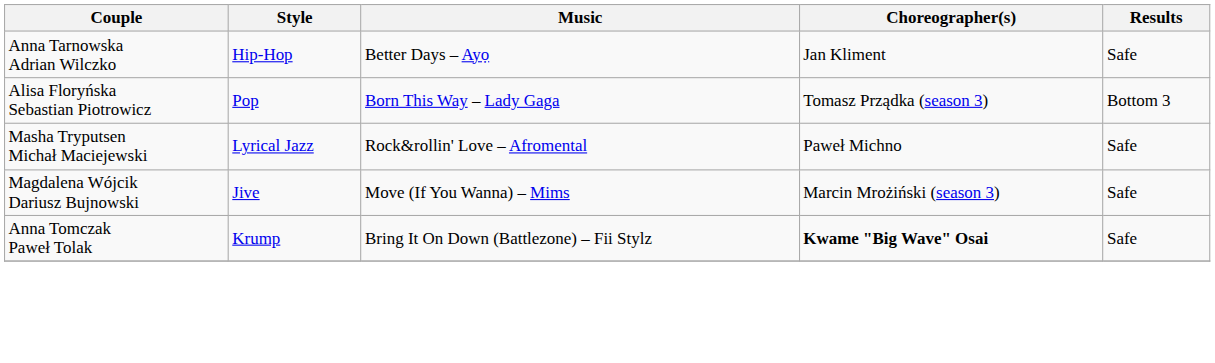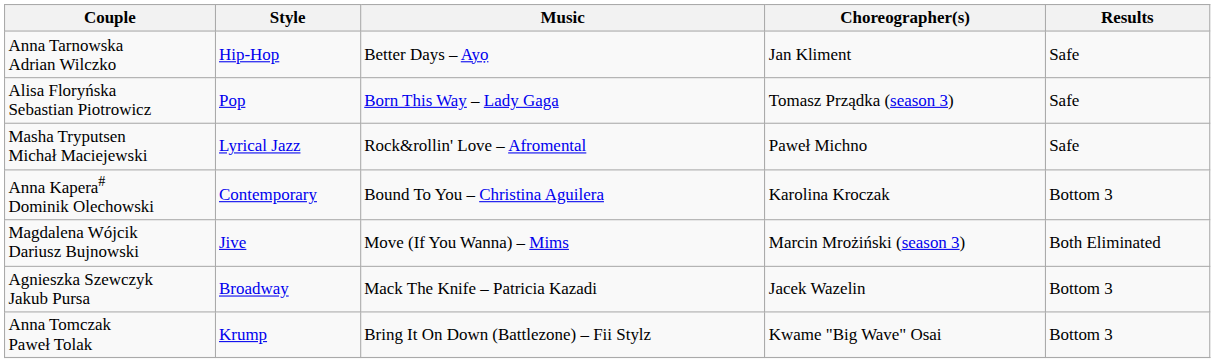(1139, 100) Bottom 3 -> (1064, 100) Safe
+ row: (81, 194)
(1122, 192) Safe -> (1105, 242) Both Eliminated
+ row: (81, 288)
(896, 238) bold -> (855, 334) normal
(1122, 238) Safe -> (1081, 334) Bottom 3
